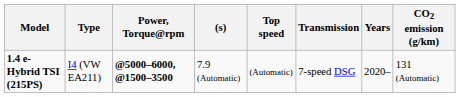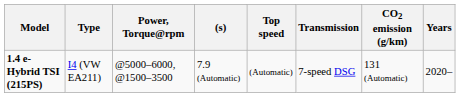columns swapped: (424, 27) <-> (377, 27)
(145, 71) bold -> (145, 71) normal
